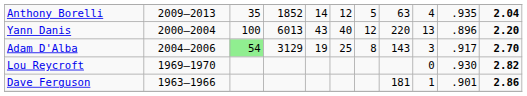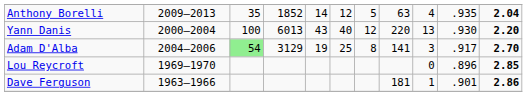(464, 30) .896 -> (464, 30) .930
(401, 48) 143 -> (401, 48) 141
(464, 65) .930 -> (464, 65) .896
(506, 65) 2.82 -> (506, 65) 2.85
